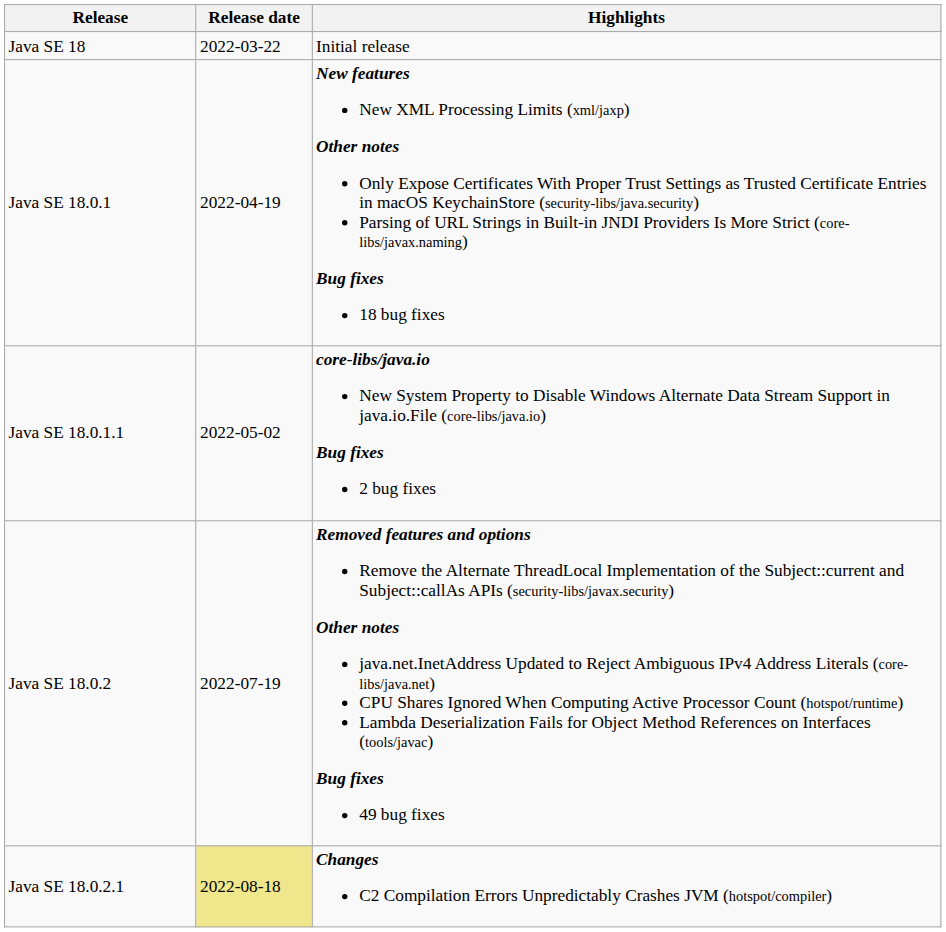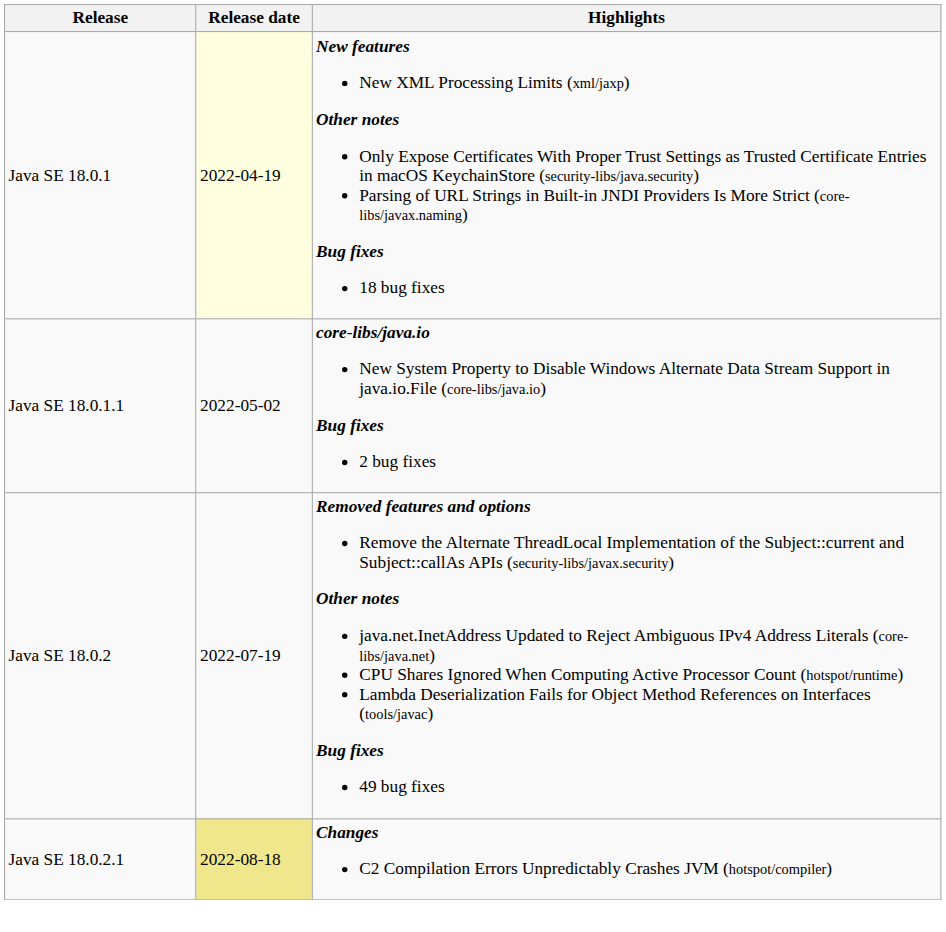- row: (47, 45)
(240, 202) no background -> (240, 175) lightyellow background
